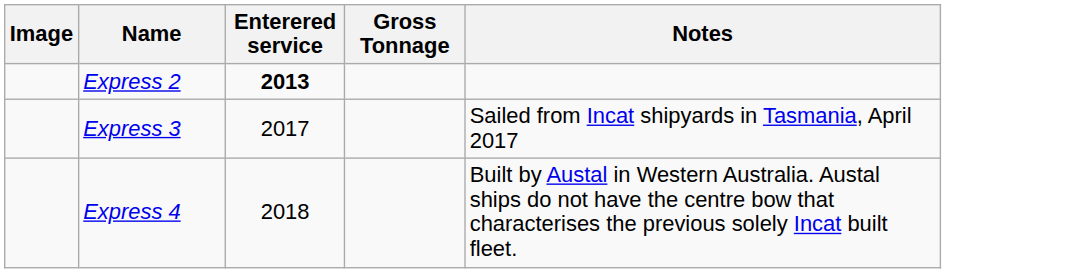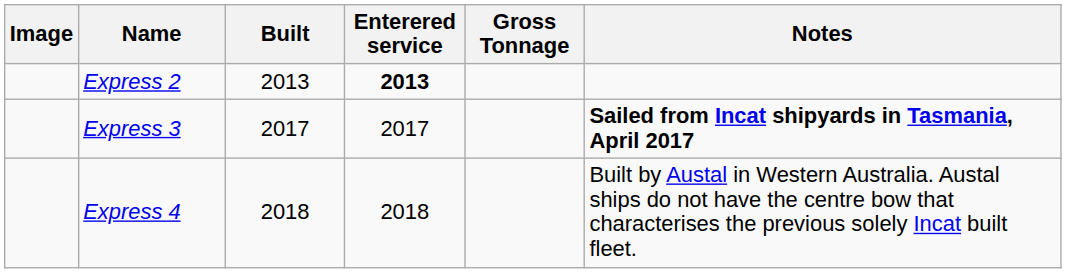+ column: (285, 34)
(691, 128) normal -> (801, 128) bold
